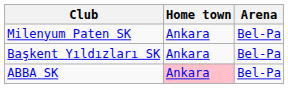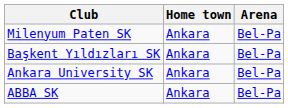+ row: (80, 73)
(188, 73) pink background -> (188, 93) no background
